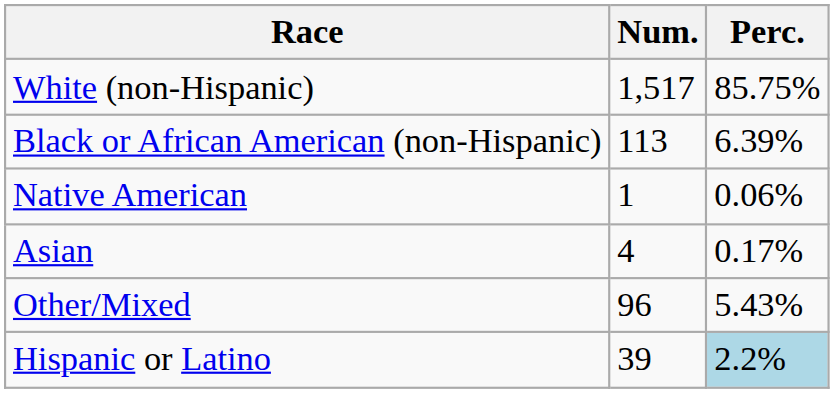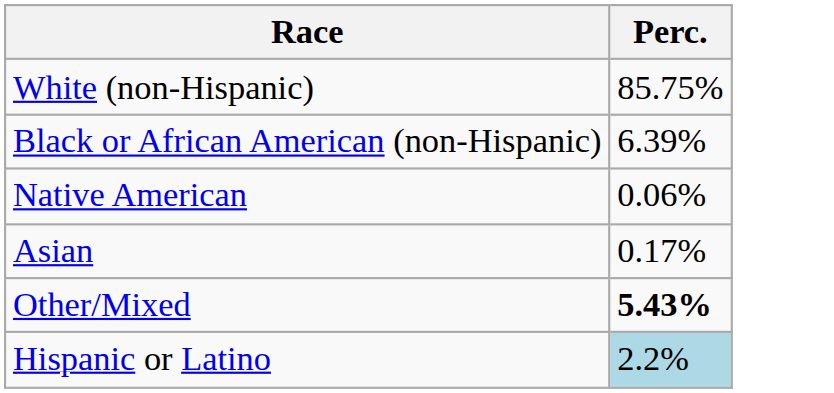- column: (658, 31)
(759, 304) normal -> (665, 304) bold
